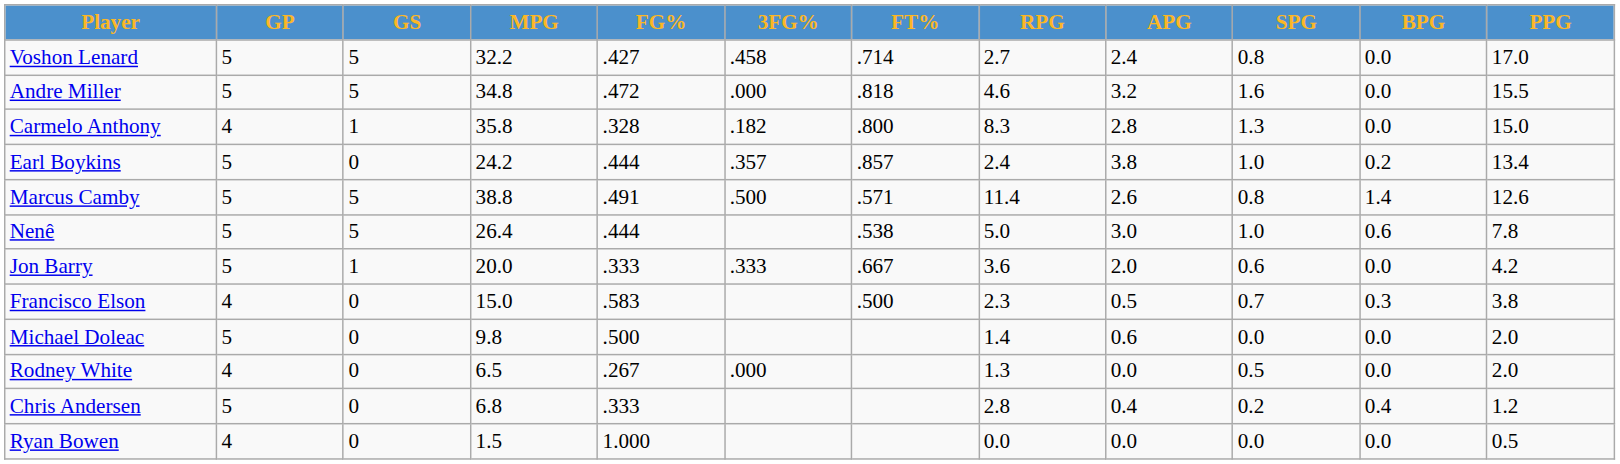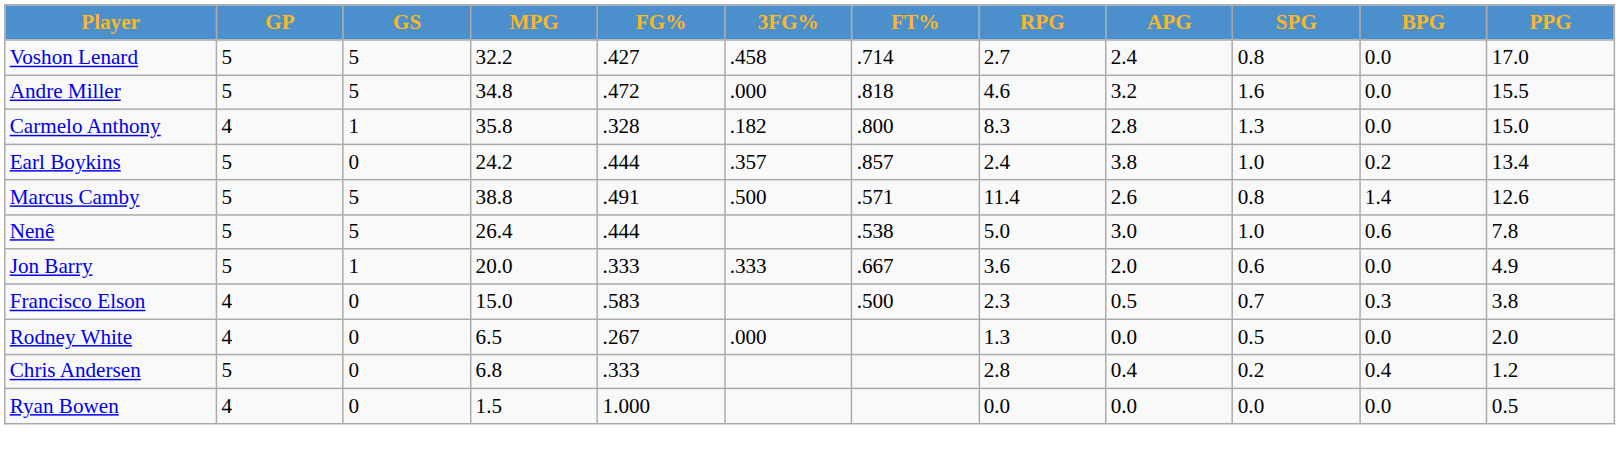(1505, 266) 4.2 -> (1505, 266) 4.9
- row: (77, 336)
